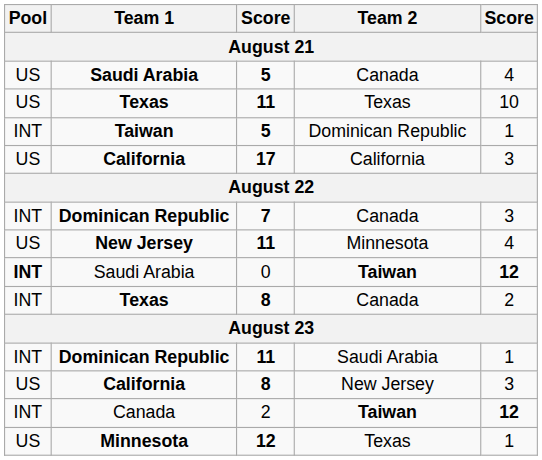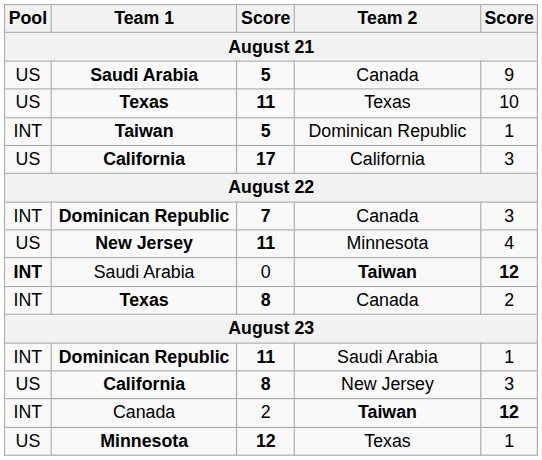(509, 74) 4 -> (509, 74) 9
